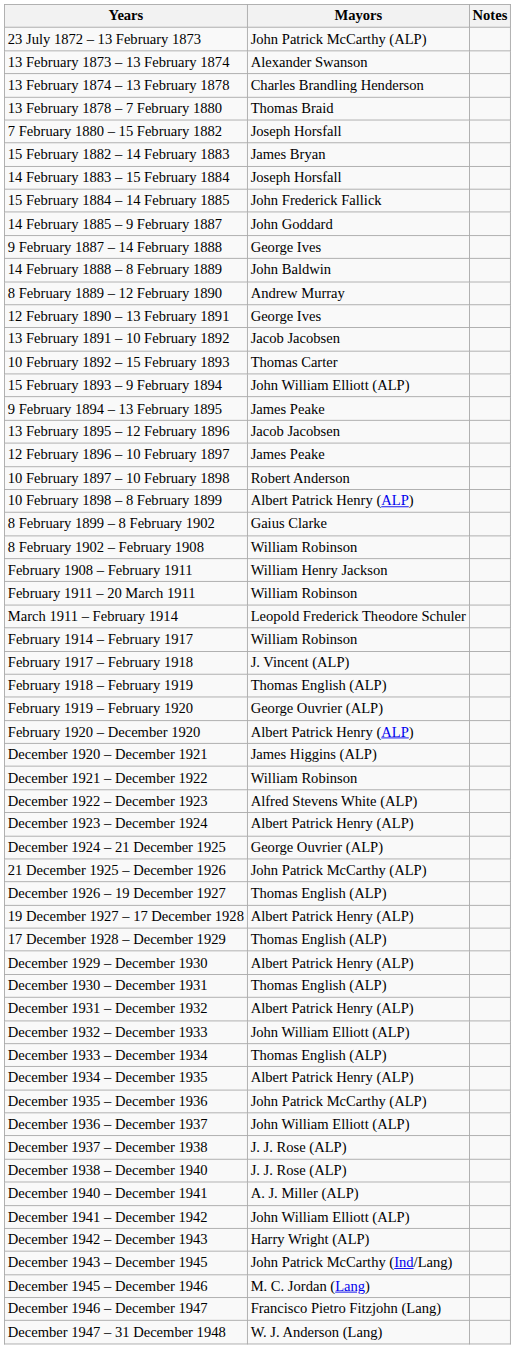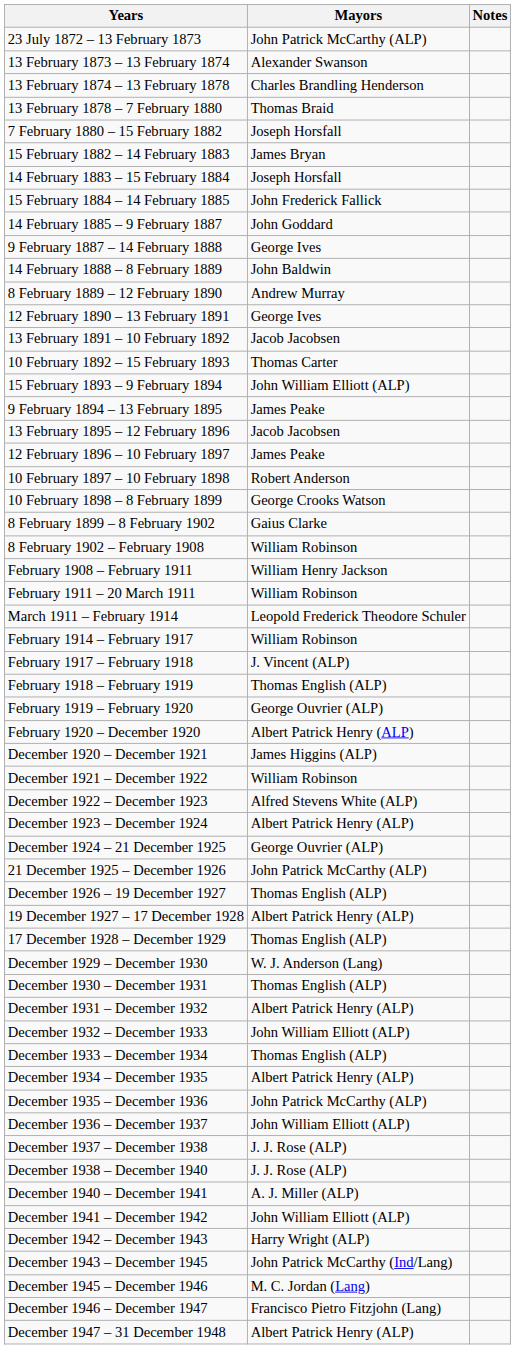(332, 500) Albert Patrick Henry (ALP) -> (318, 500) George Crooks Watson
(332, 962) Albert Patrick Henry (ALP) -> (316, 962) W. J. Anderson (Lang)
(316, 1332) W. J. Anderson (Lang) -> (332, 1332) Albert Patrick Henry (ALP)
